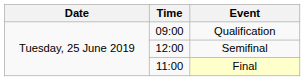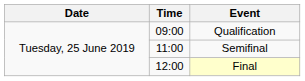(170, 48) 12:00 -> (170, 48) 11:00
(170, 66) 11:00 -> (170, 66) 12:00
